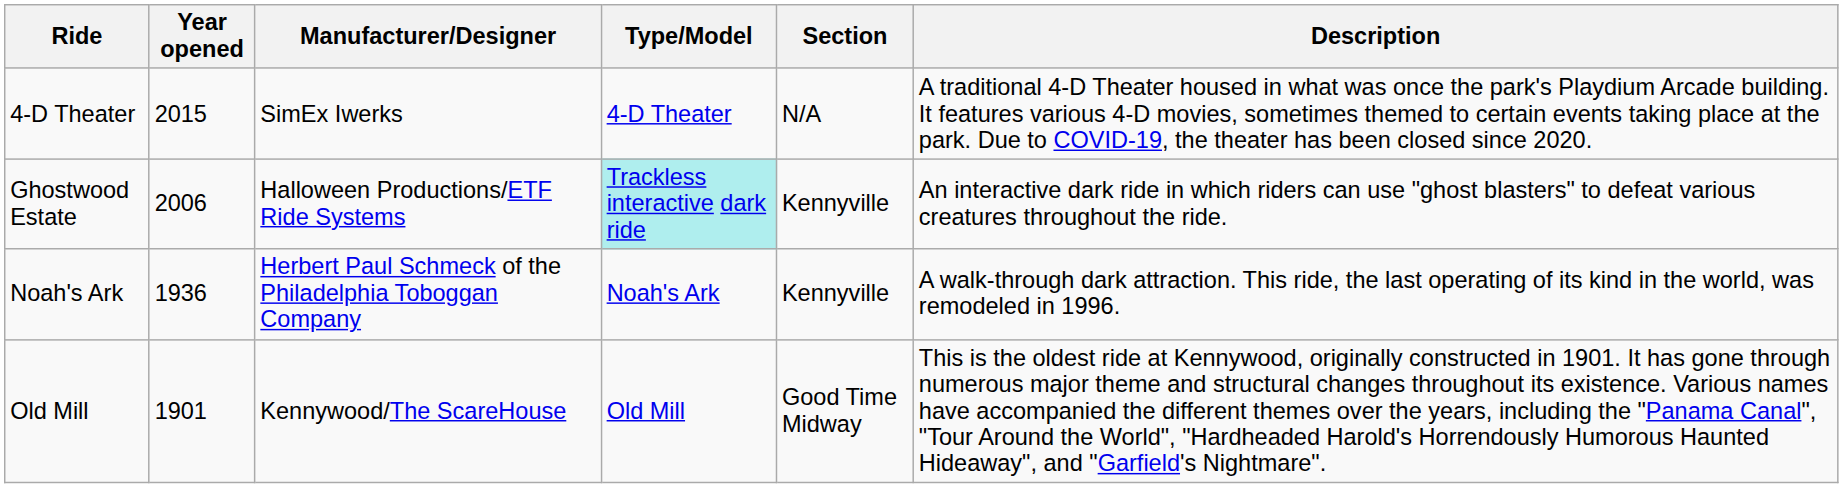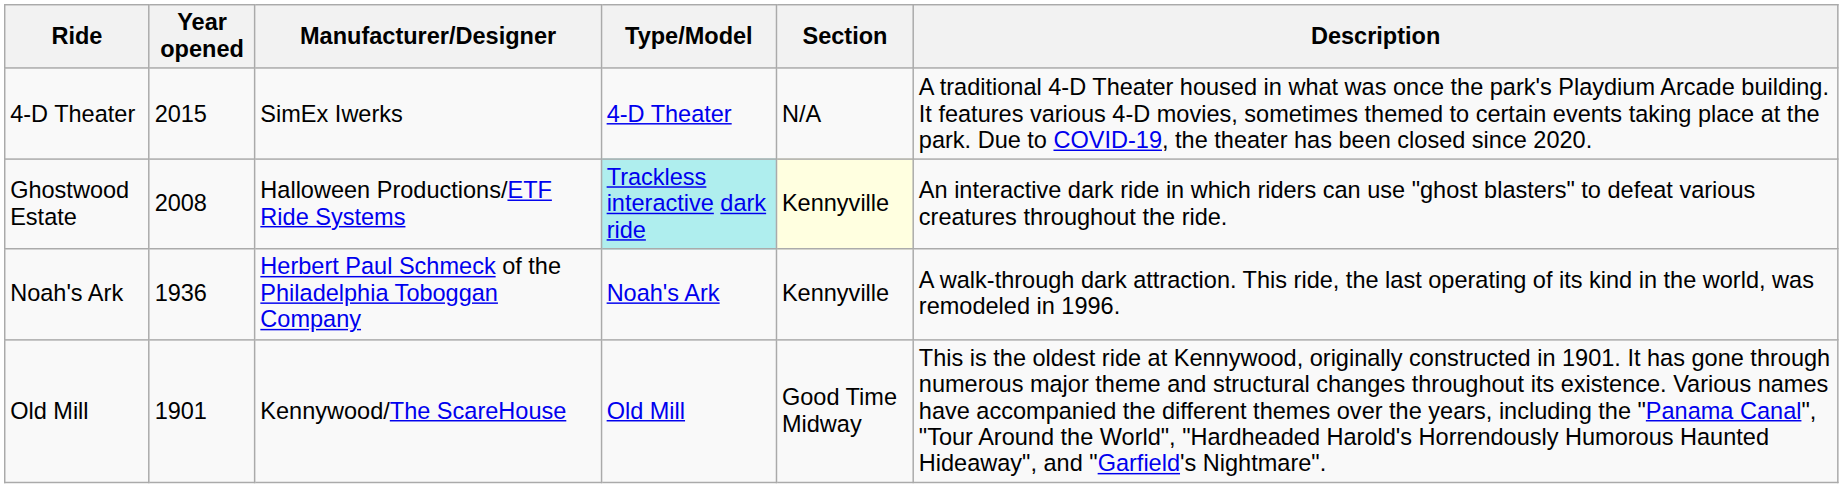(181, 203) 2006 -> (181, 203) 2008
(836, 203) no background -> (836, 203) lightyellow background
